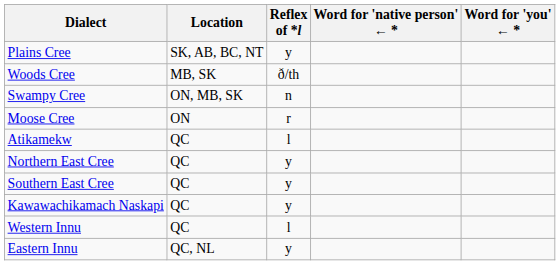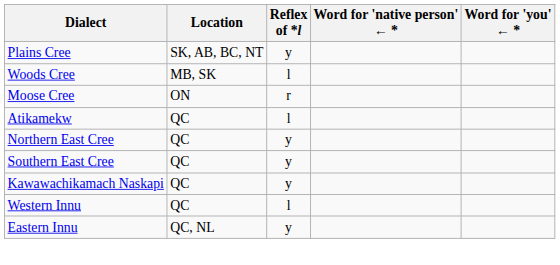(289, 74) ð/th -> (289, 74) l
- row: (46, 96)
